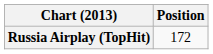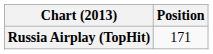(181, 37) 172 -> (181, 37) 171
